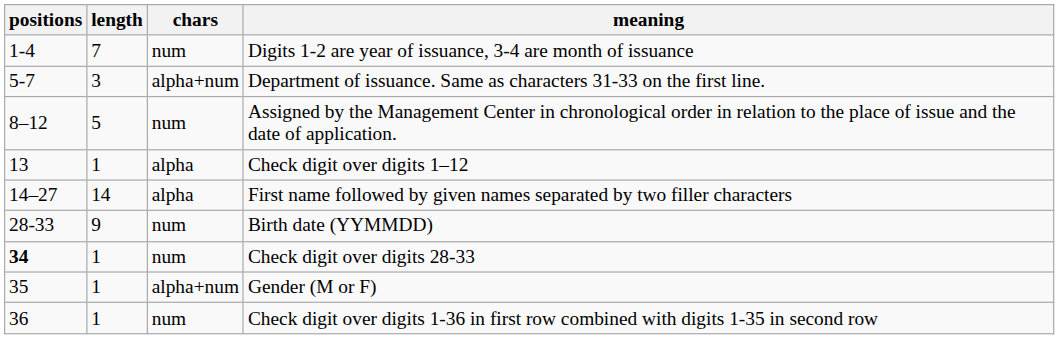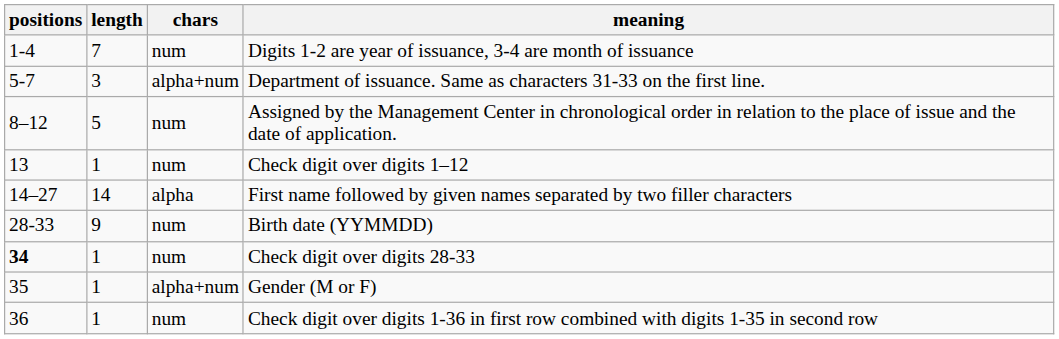(173, 164) alpha -> (169, 164) num
